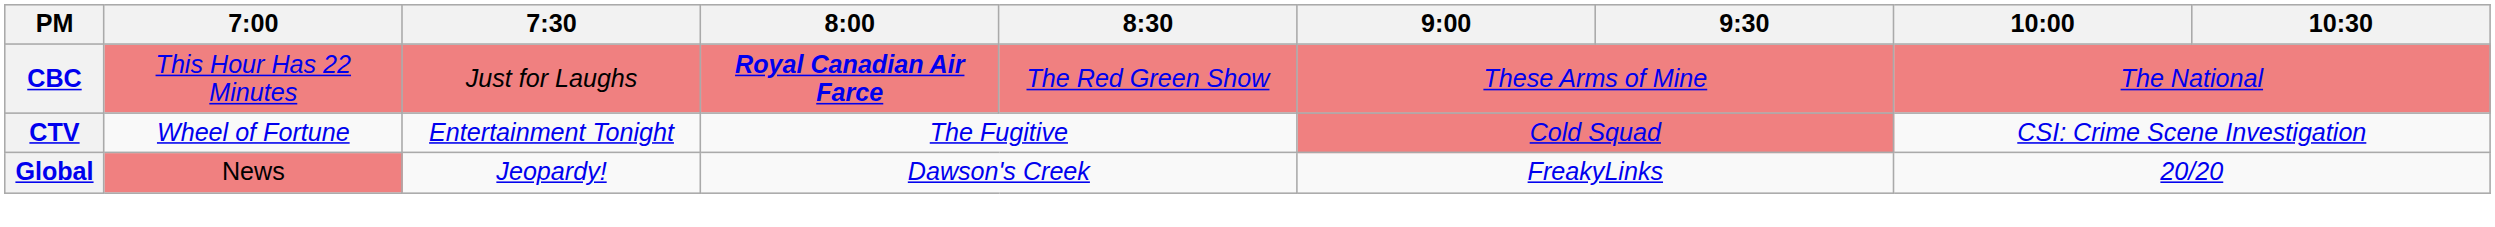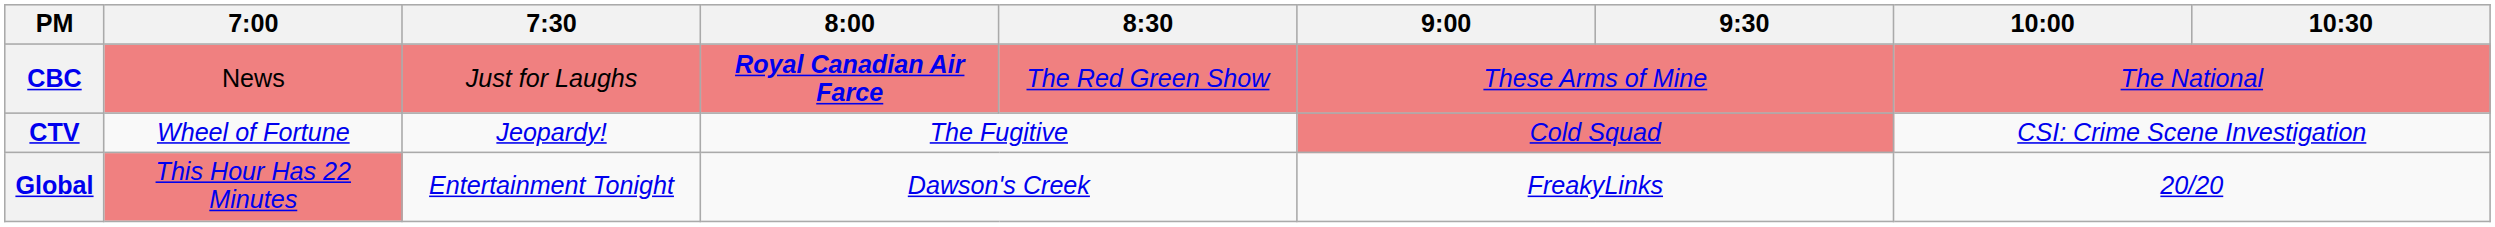(253, 78) This Hour Has 22 Minutes -> (253, 78) News
(552, 132) Entertainment Tonight -> (552, 132) Jeopardy!
(253, 172) News -> (253, 186) This Hour Has 22 Minutes
(552, 172) Jeopardy! -> (552, 186) Entertainment Tonight
